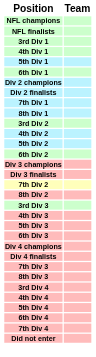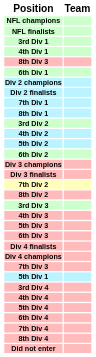rows swapped: (33, 62) <-> (33, 277)
rows swapped: (33, 246) <-> (33, 256)
+ row: (33, 338)
